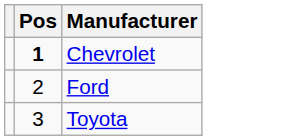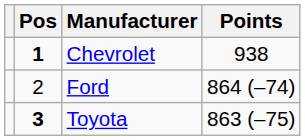+ column: (251, 21)
(38, 119) normal -> (38, 119) bold
